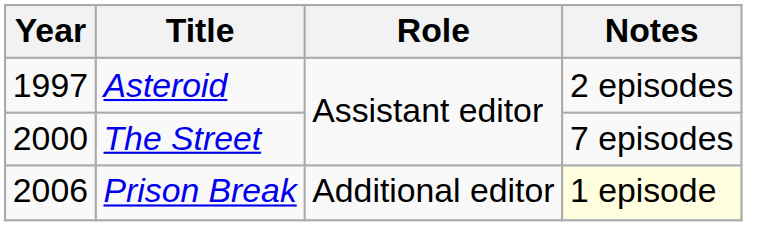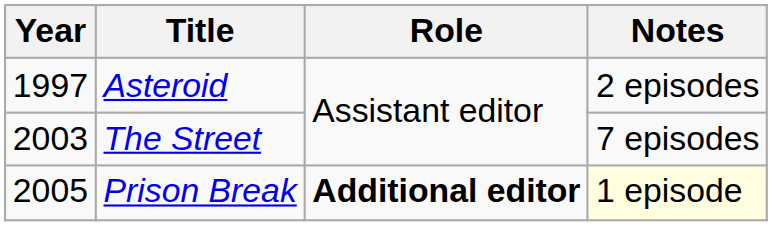(50, 138) 2000 -> (50, 138) 2003
(50, 191) 2006 -> (50, 191) 2005
(433, 191) normal -> (446, 191) bold
